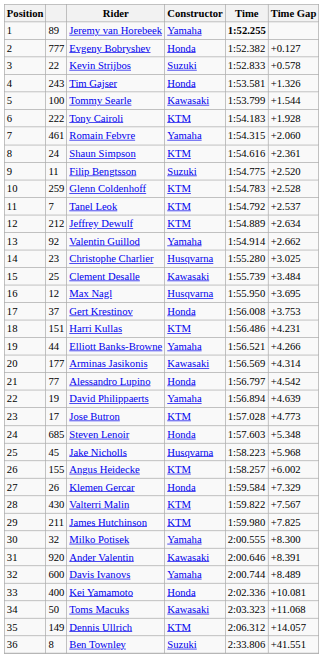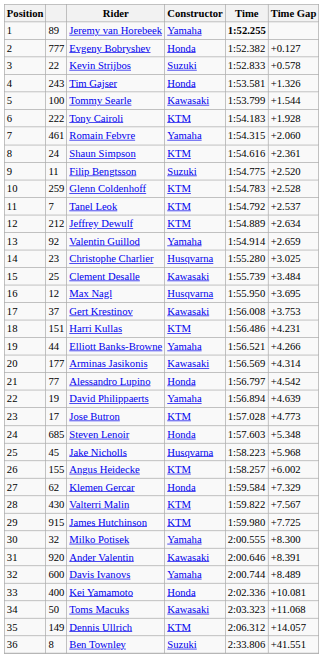(286, 241) +2.662 -> (286, 241) +2.659
(181, 311) Honda -> (188, 311) Kawasaki
(54, 487) 26 -> (54, 487) 62
(56, 522) 211 -> (56, 522) 915
(286, 522) +7.825 -> (286, 522) +7.725
